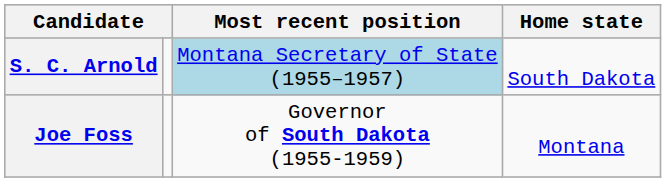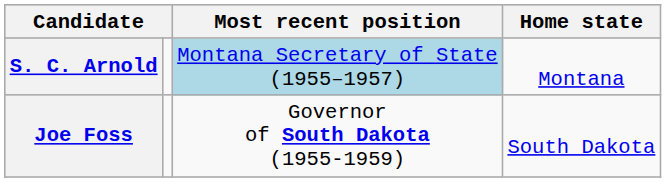(581, 79) South Dakota -> (581, 79) Montana
(581, 148) Montana -> (581, 148) South Dakota
